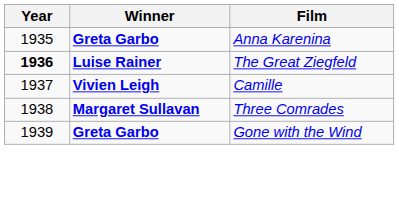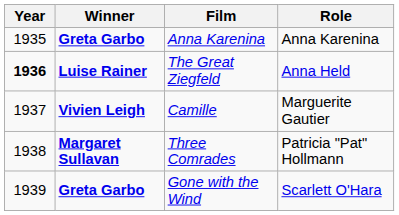+ column: (336, 16)
